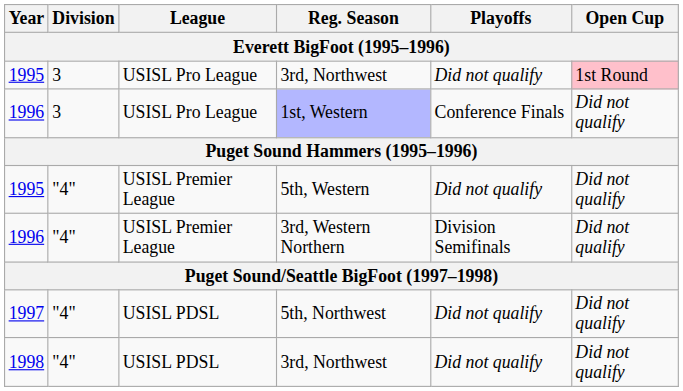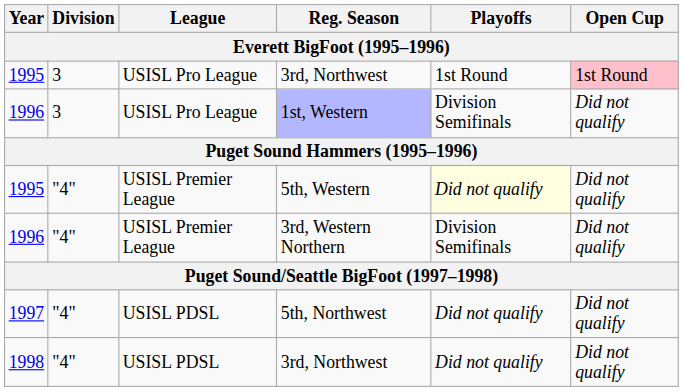(488, 74) Did not qualify -> (471, 74) 1st Round
(499, 113) Conference Finals -> (473, 113) Division Semifinals
(488, 189) no background -> (489, 189) lightyellow background
